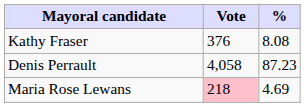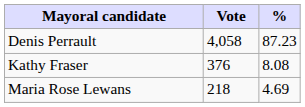rows swapped: (52, 65) <-> (48, 41)
(219, 89) pink background -> (219, 89) no background
